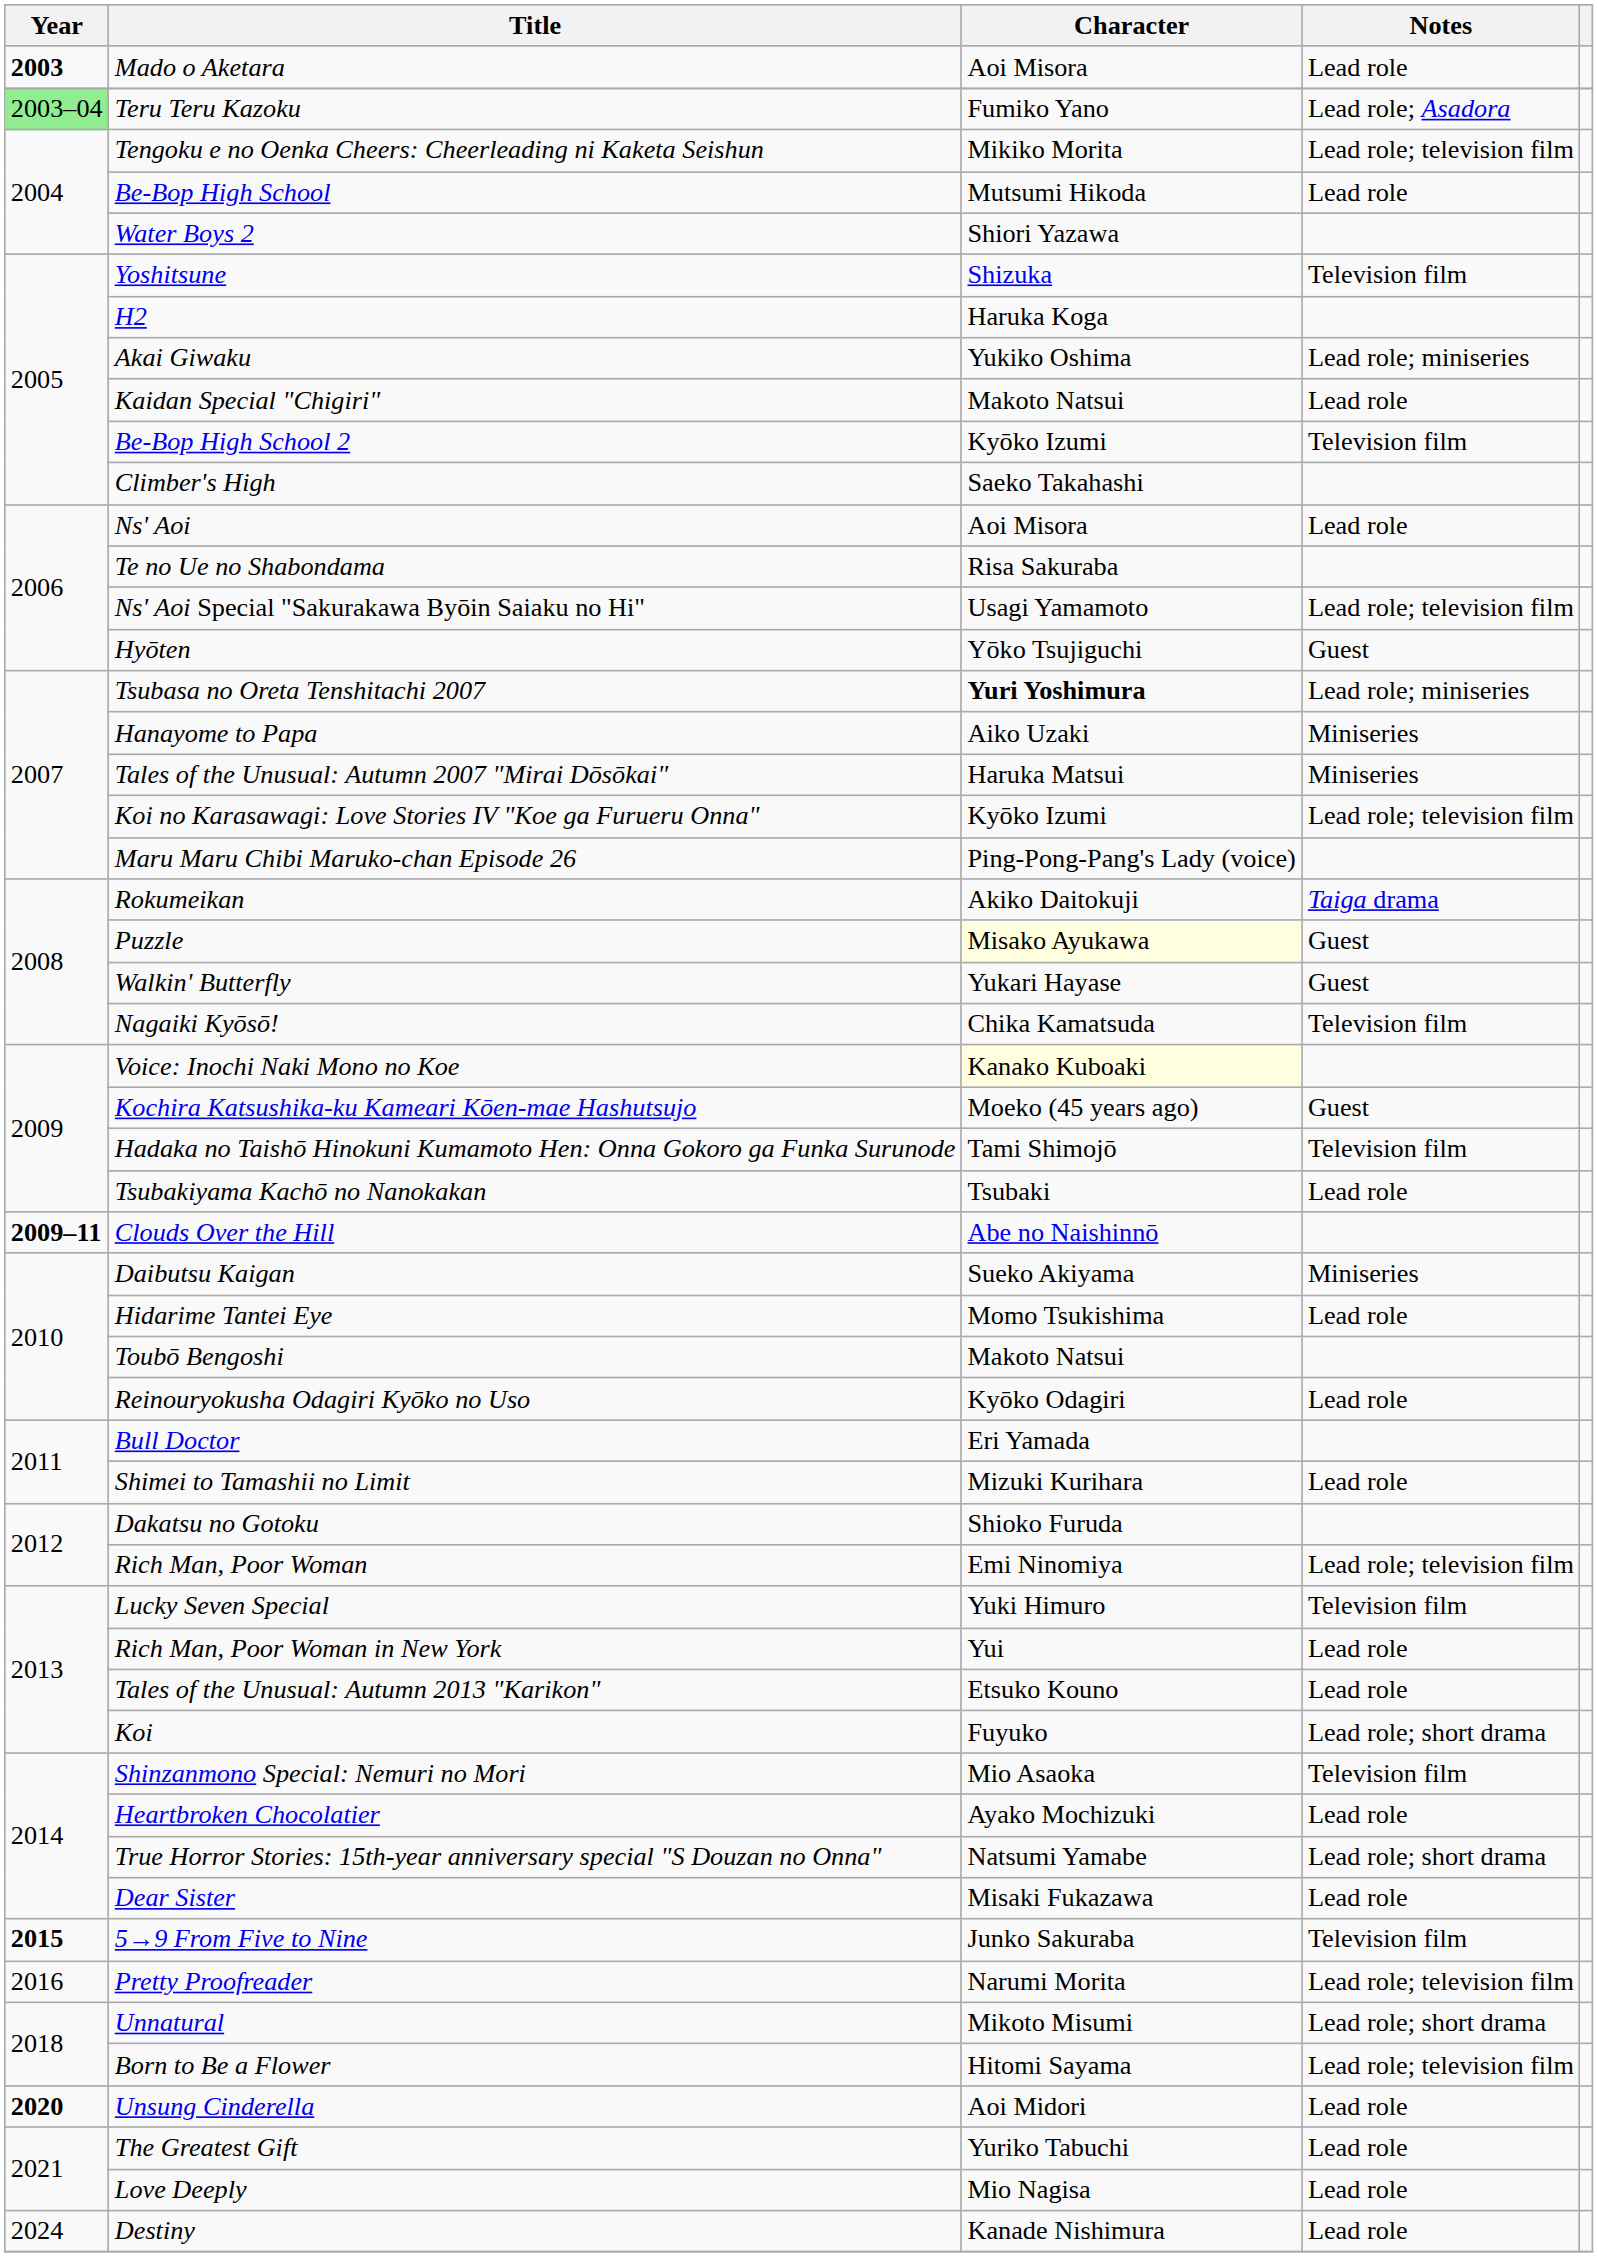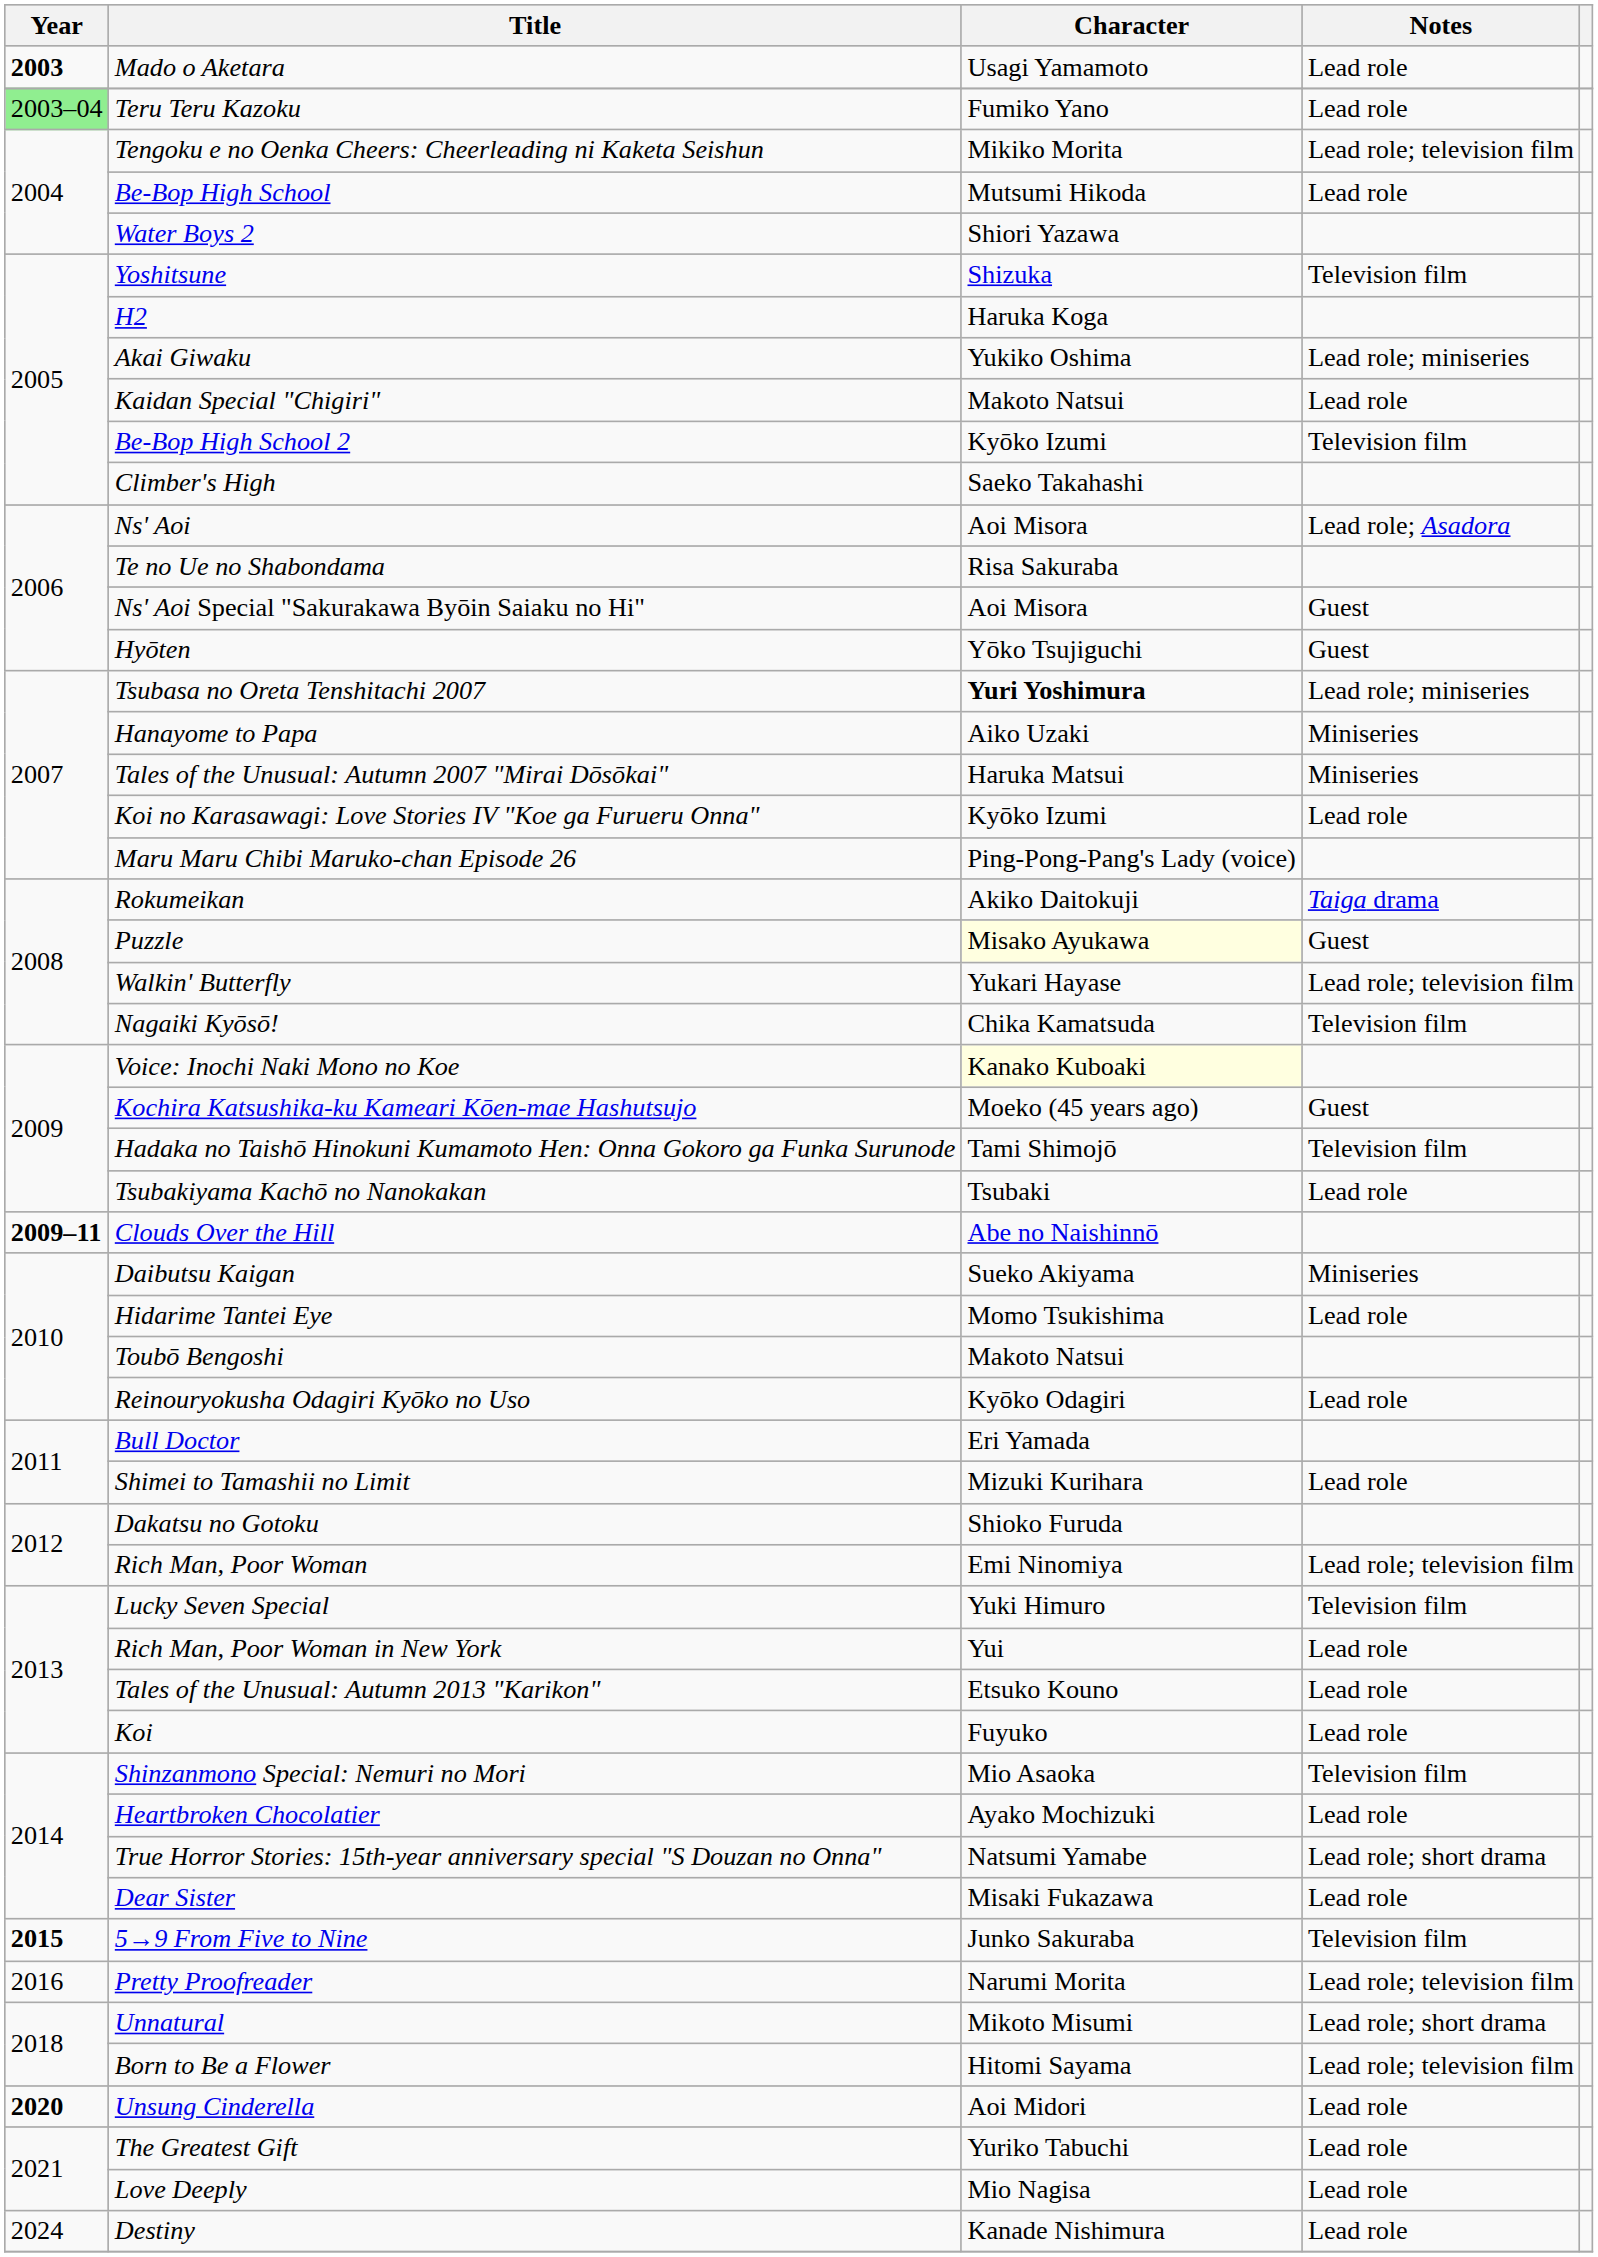(1028, 66) Aoi Misora -> (1058, 66) Usagi Yamamoto
(1409, 108) Lead role; Asadora -> (1358, 108) Lead role
(1358, 524) Lead role -> (1409, 524) Lead role; Asadora
(1058, 607) Usagi Yamamoto -> (1028, 607) Aoi Misora
(1441, 607) Lead role; television film -> (1339, 607) Guest
(1441, 815) Lead role; television film -> (1358, 815) Lead role
(1339, 982) Guest -> (1441, 982) Lead role; television film
(1427, 1731) Lead role; short drama -> (1358, 1731) Lead role
